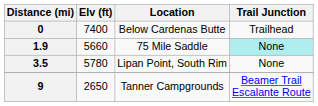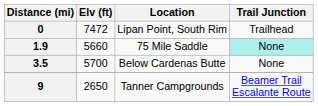(96, 30) 7400 -> (96, 30) 7472
(172, 30) Below Cardenas Butte -> (172, 30) Lipan Point, South Rim
(96, 64) 5780 -> (96, 64) 5700
(172, 64) Lipan Point, South Rim -> (172, 64) Below Cardenas Butte
